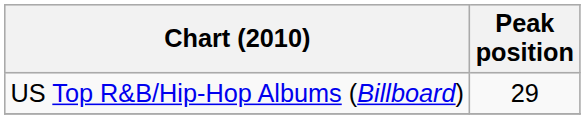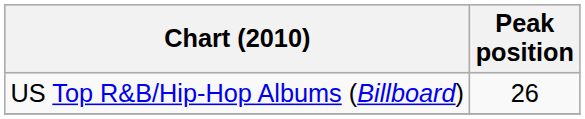(525, 93) 29 -> (525, 93) 26
